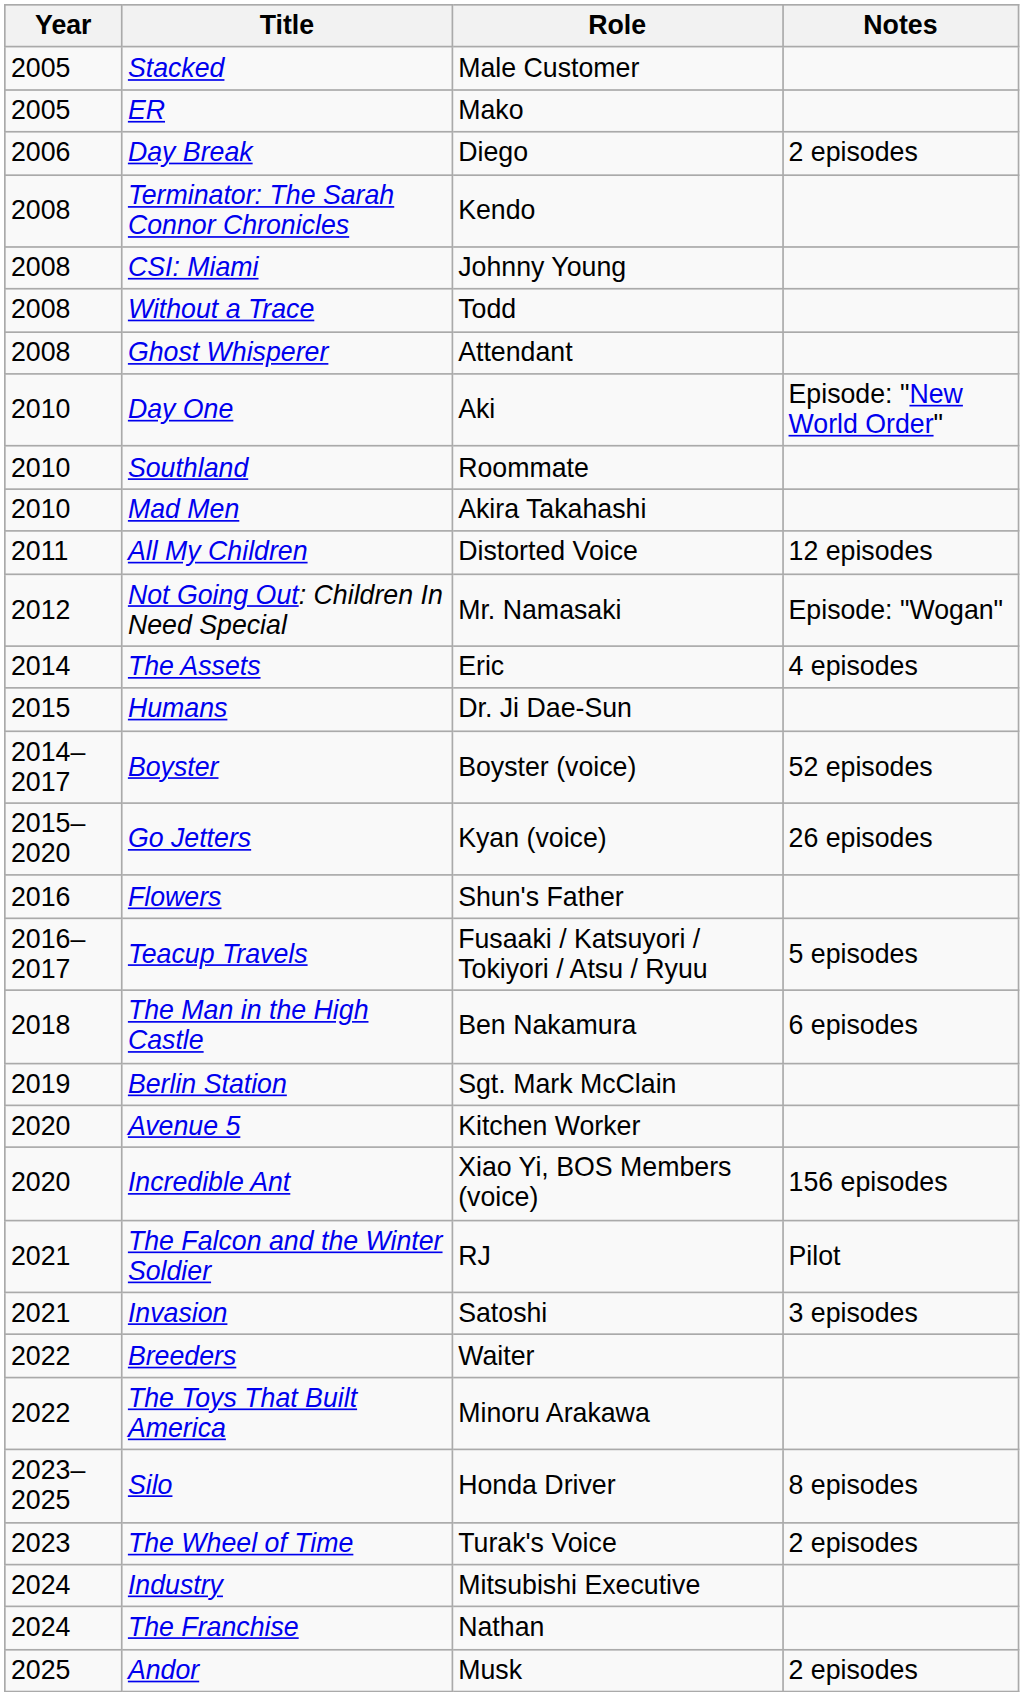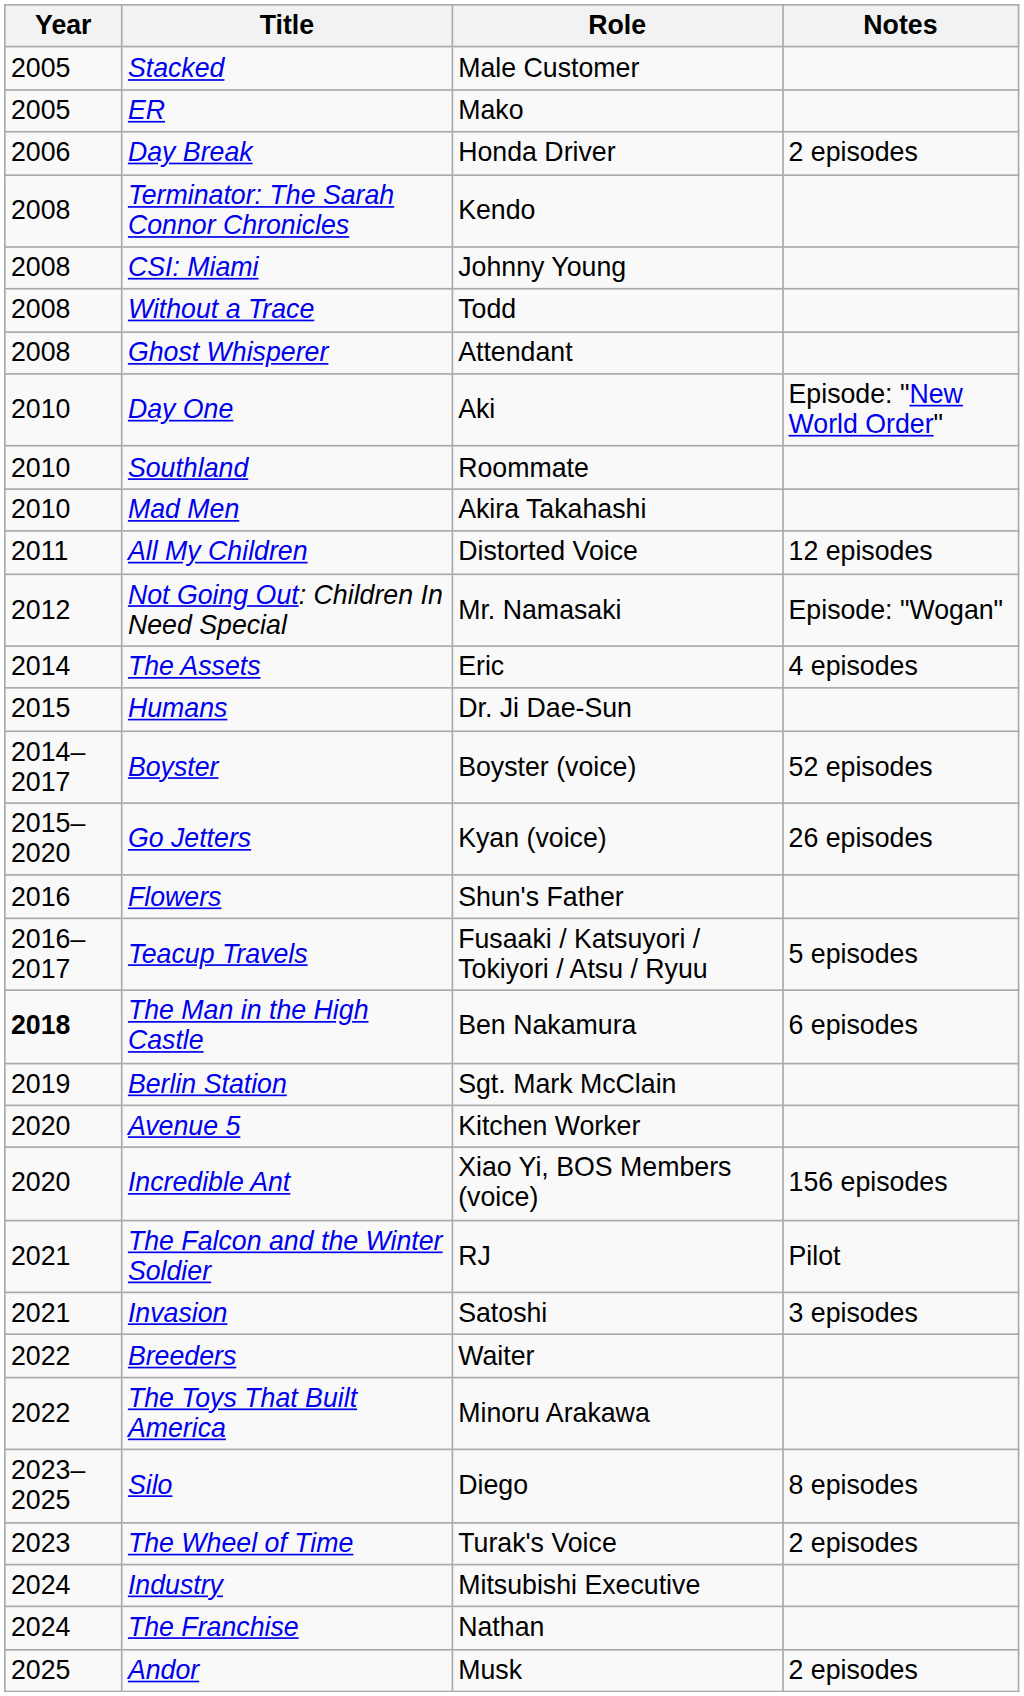(493, 152) Diego -> (537, 152) Honda Driver
(41, 1026) normal -> (41, 1026) bold
(537, 1485) Honda Driver -> (493, 1485) Diego
